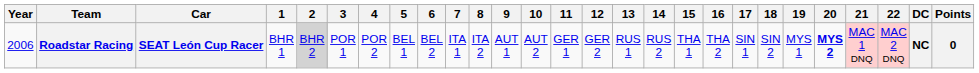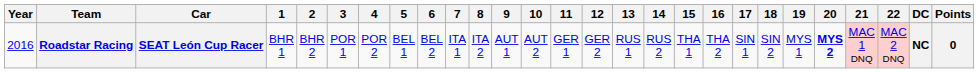(20, 45) 2006 -> (20, 45) 2016
(312, 45) lightgrey background -> (312, 45) no background
